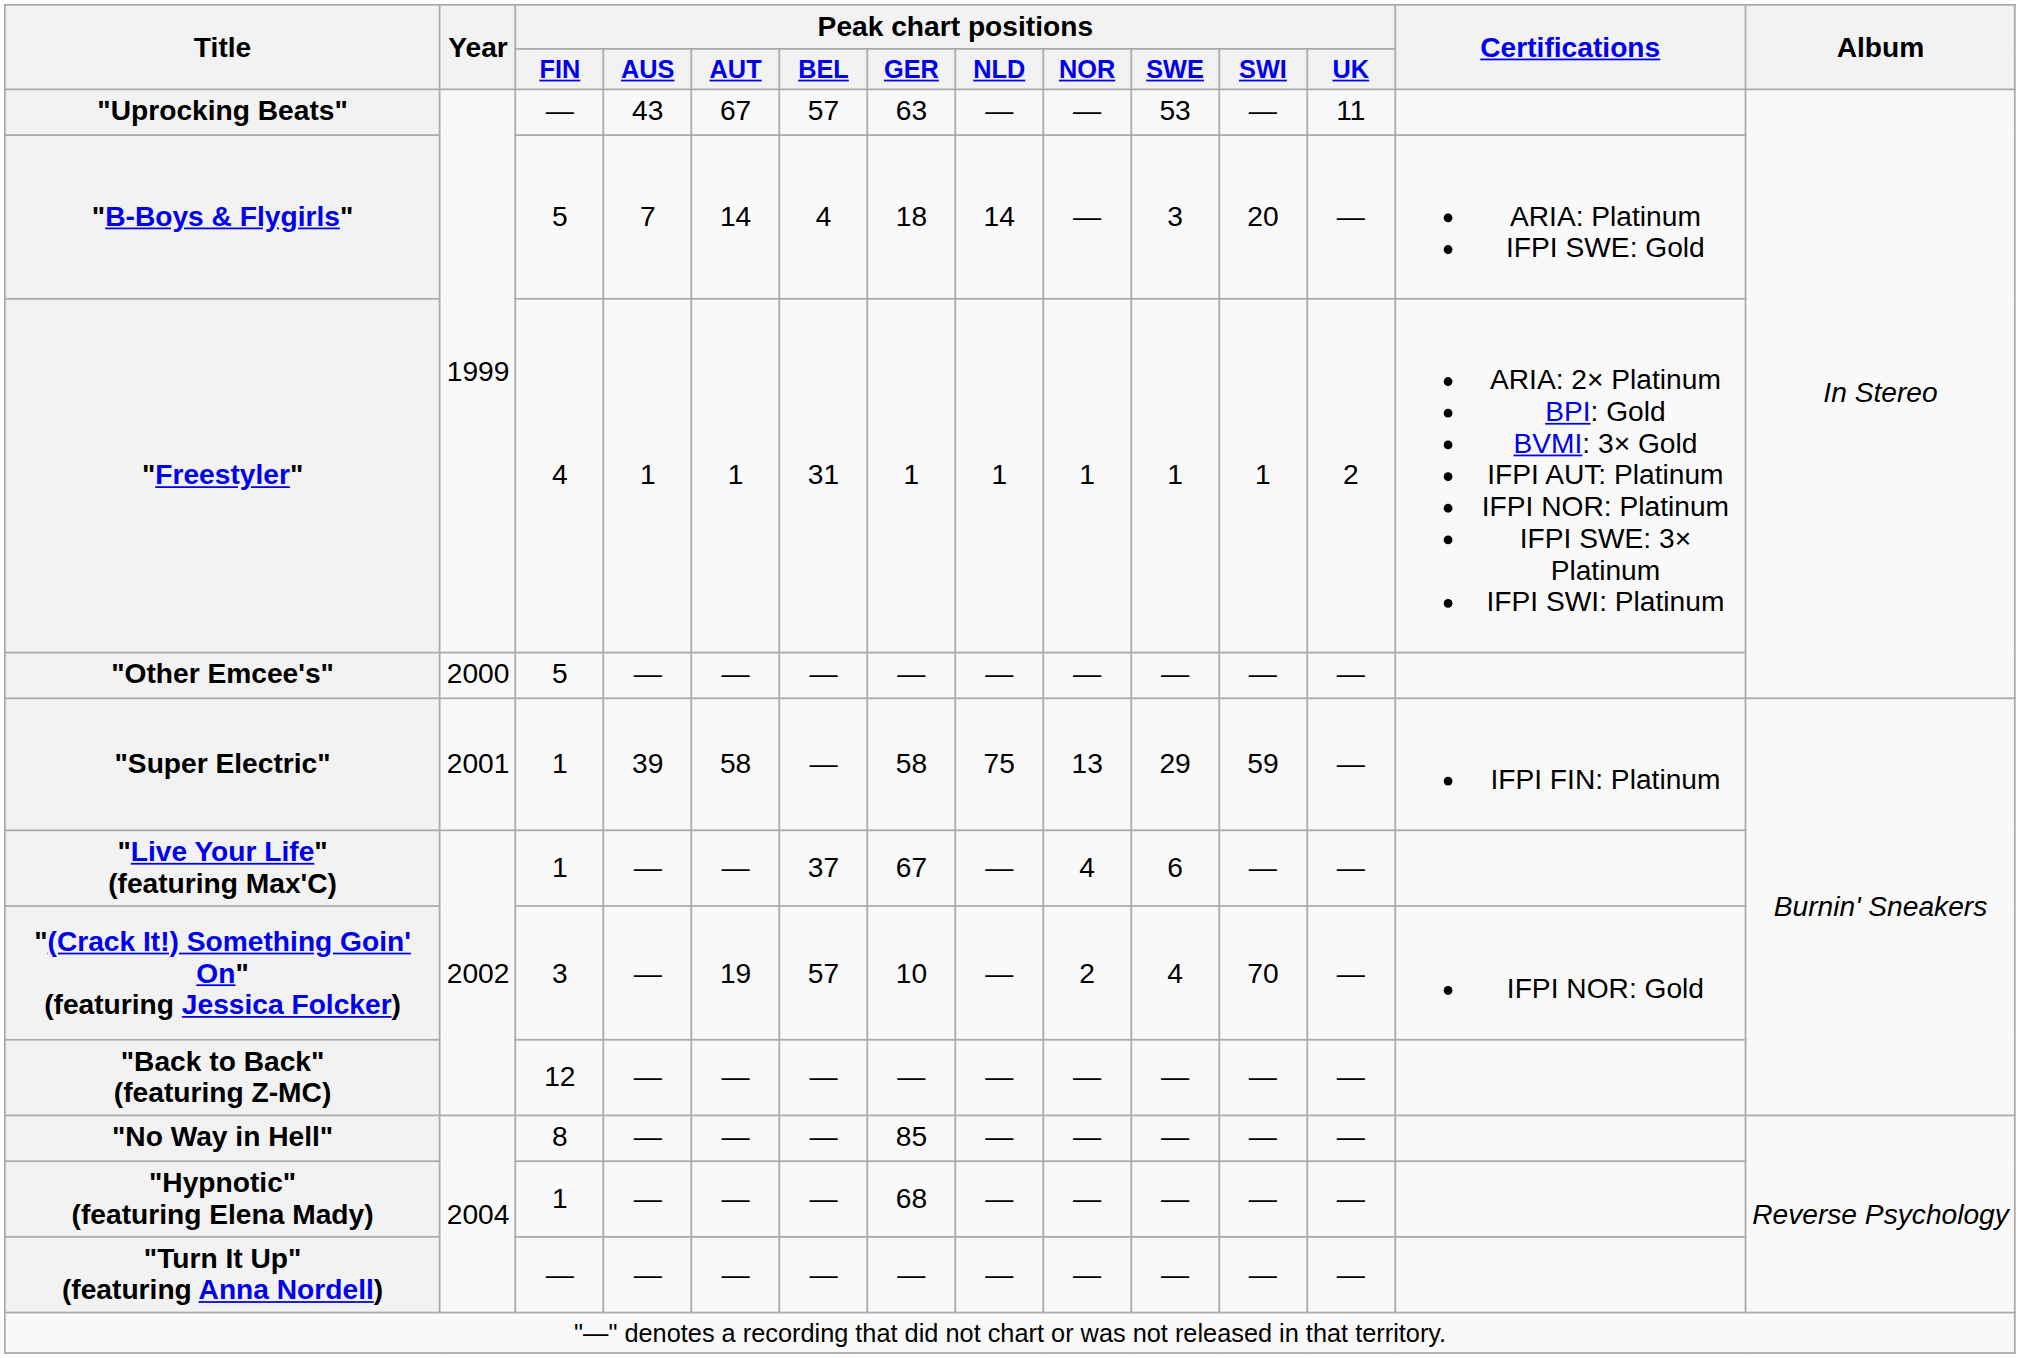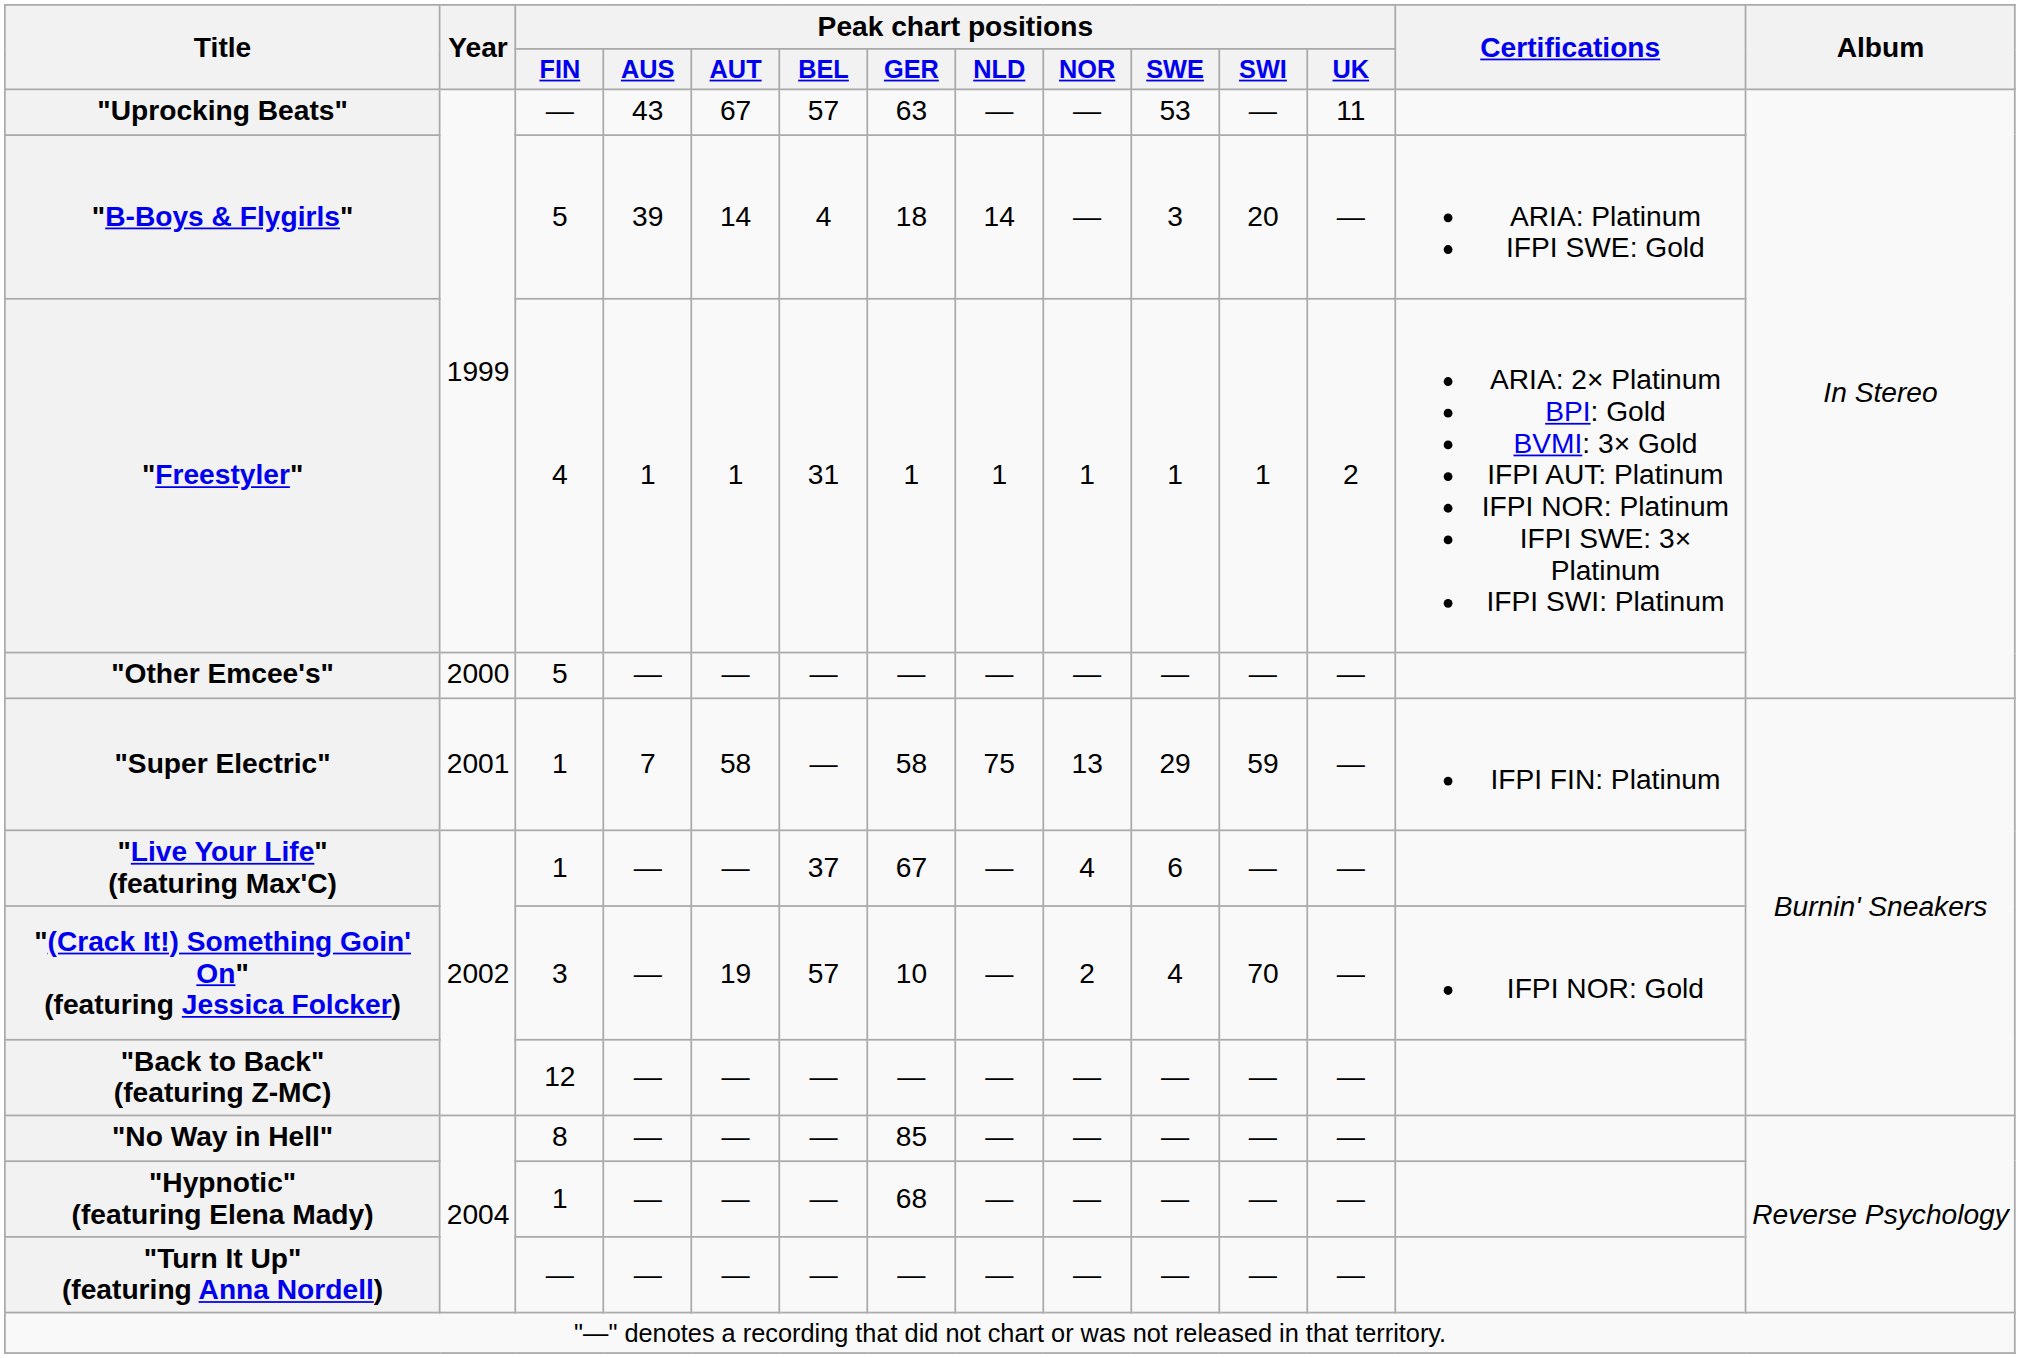(648, 216) 7 -> (648, 216) 39
(648, 763) 39 -> (648, 763) 7
